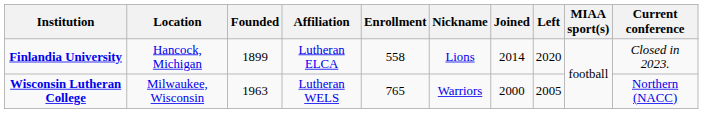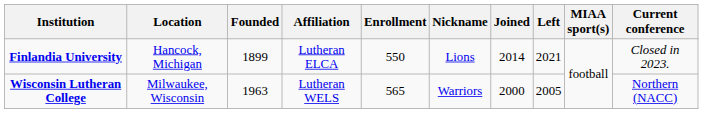(395, 56) 558 -> (395, 56) 550
(549, 56) 2020 -> (549, 56) 2021
(395, 91) 765 -> (395, 91) 565
